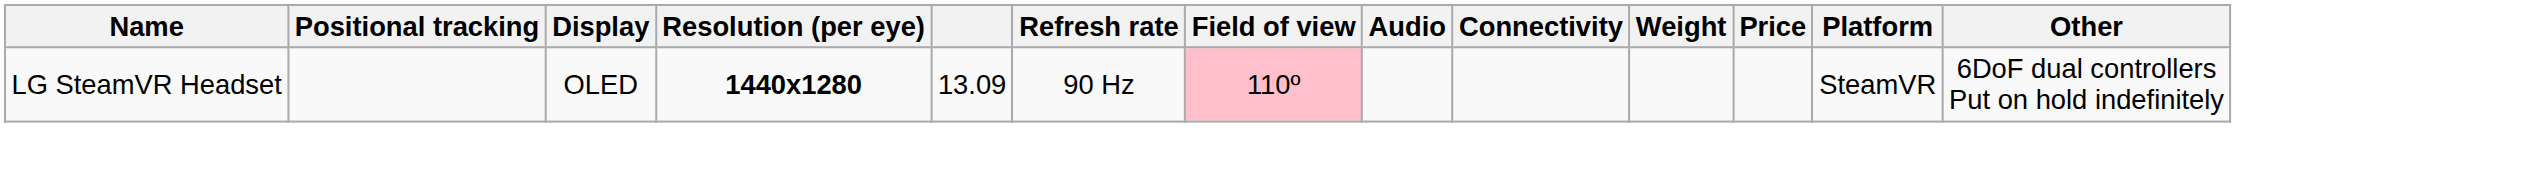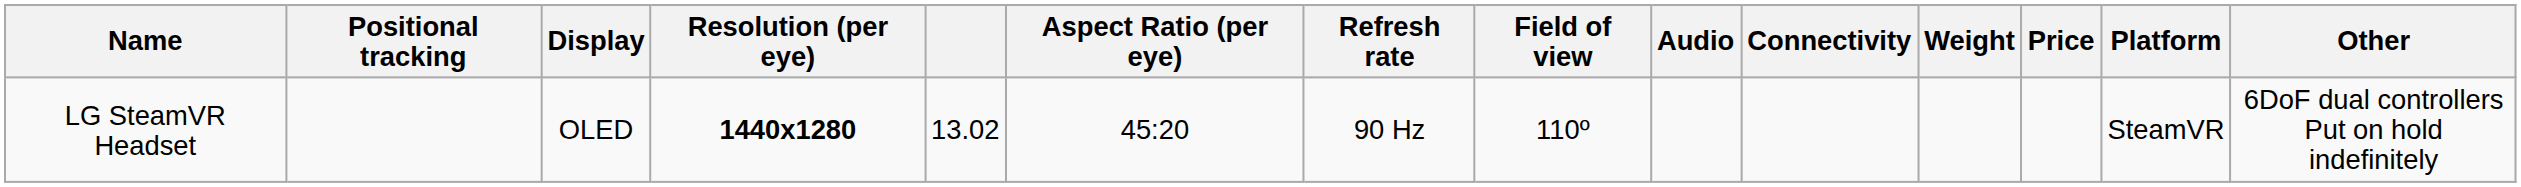+ column: (1155, 41)
(972, 84) 13.09 -> (965, 130) 13.02
(1274, 84) pink background -> (1563, 130) no background
